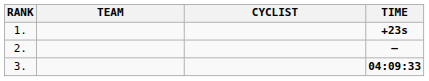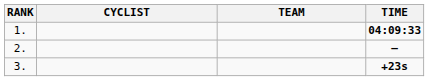columns swapped: (275, 14) <-> (110, 14)
(395, 31) +23s -> (395, 31) 04:09:33
(395, 67) 04:09:33 -> (395, 67) +23s
